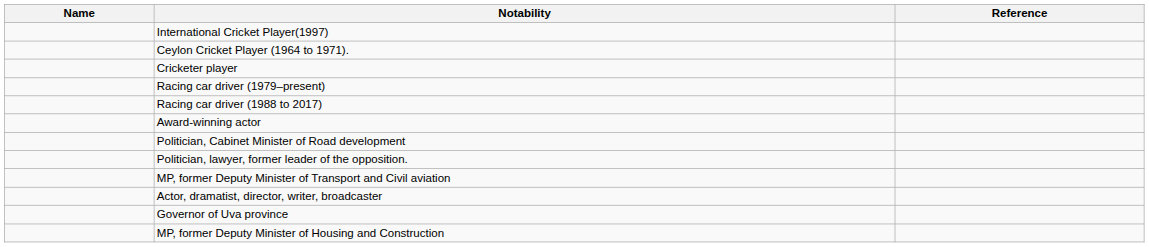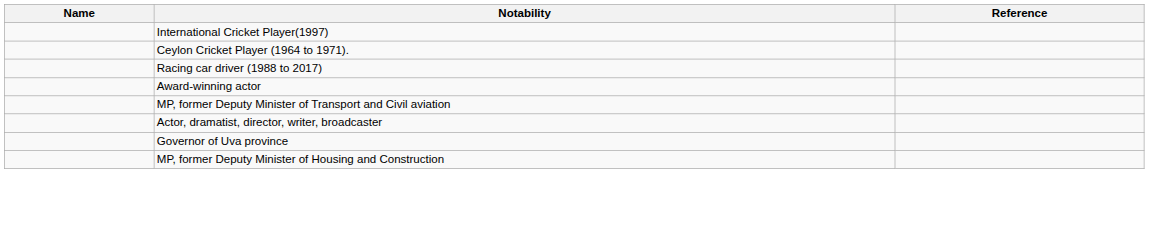- row: (197, 68)
- row: (241, 86)
- row: (281, 141)
- row: (282, 159)
